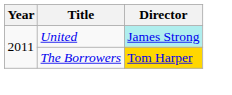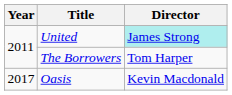(160, 57) gold background -> (160, 57) no background
+ row: (56, 79)
